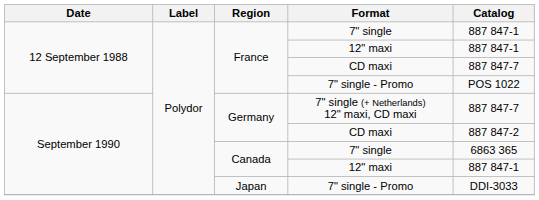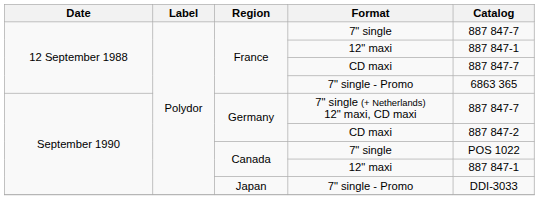(494, 31) 887 847-1 -> (494, 31) 887 847-7
(494, 84) POS 1022 -> (494, 84) 6863 365
(494, 150) 6863 365 -> (494, 150) POS 1022
